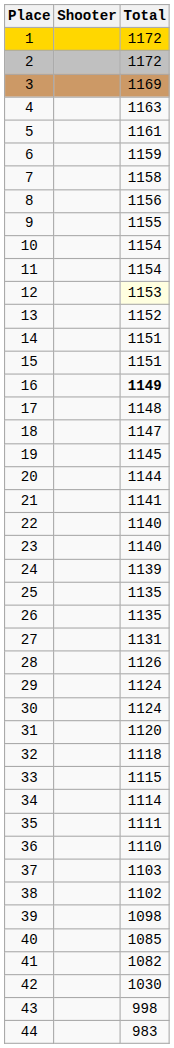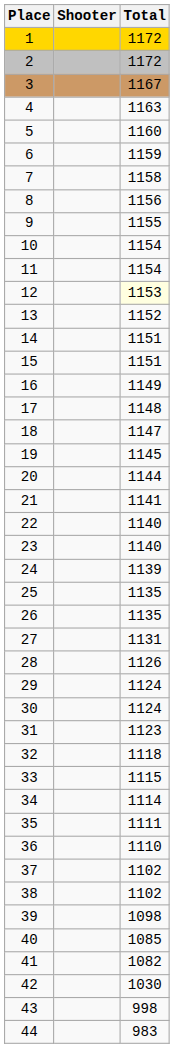(145, 85) 1169 -> (145, 85) 1167
(145, 132) 1161 -> (145, 132) 1160
(145, 386) bold -> (145, 386) normal
(145, 732) 1120 -> (145, 732) 1123
(145, 871) 1103 -> (145, 871) 1102
